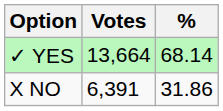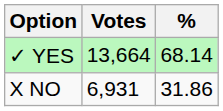(113, 88) 6,391 -> (113, 88) 6,931
